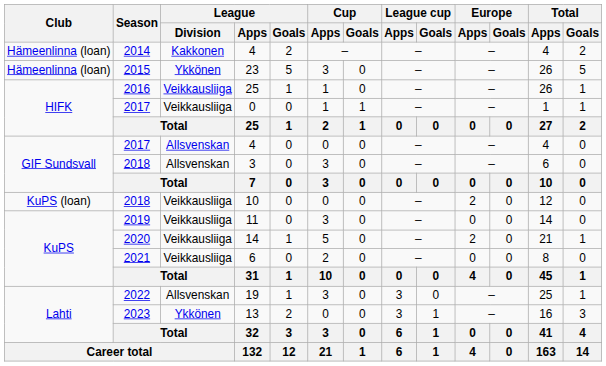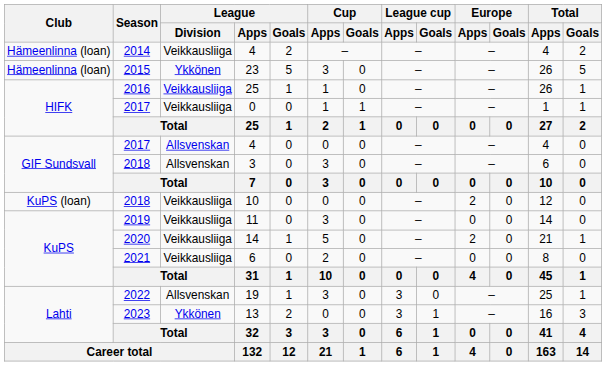(198, 51) Kakkonen -> (198, 51) Veikkausliiga
